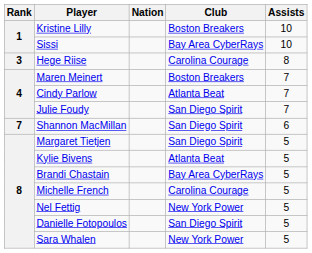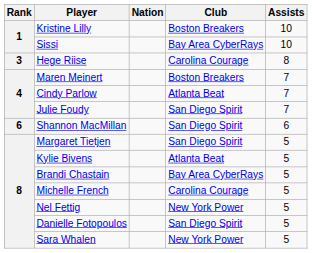(19, 126) 7 -> (19, 126) 6
